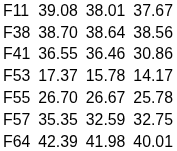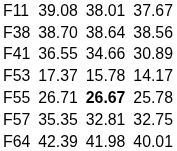(106, 54) 36.46 -> (106, 54) 34.66
(153, 54) 30.86 -> (153, 54) 30.89
(58, 98) 26.70 -> (58, 98) 26.71
(106, 98) normal -> (106, 98) bold
(106, 119) 32.59 -> (106, 119) 32.81
